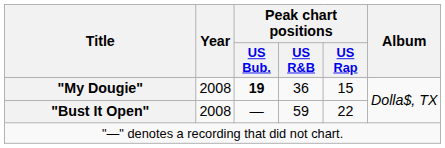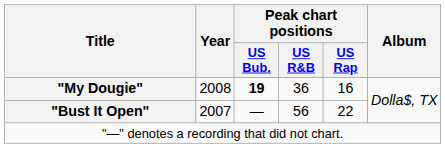(345, 88) 15 -> (345, 88) 16
(215, 111) 2008 -> (215, 111) 2007
(301, 111) 59 -> (301, 111) 56
